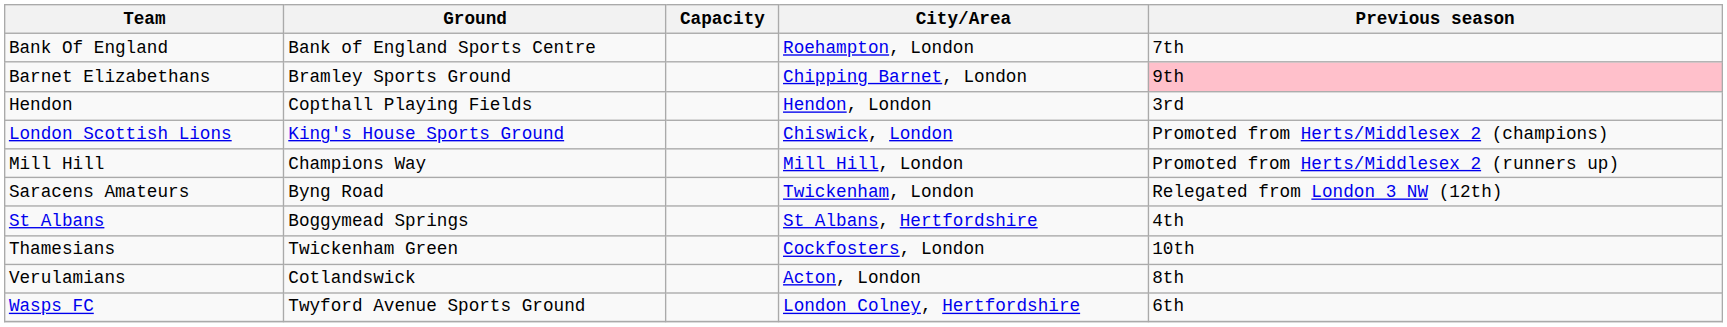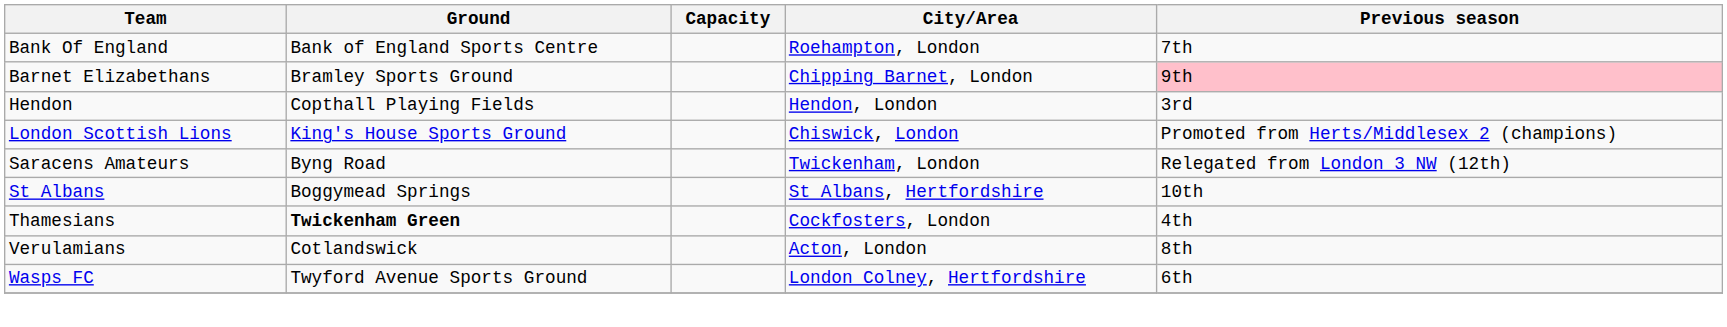- row: (57, 163)
(1168, 221) 4th -> (1182, 192) 10th
(373, 250) normal -> (375, 221) bold
(1173, 250) 10th -> (1177, 221) 4th
